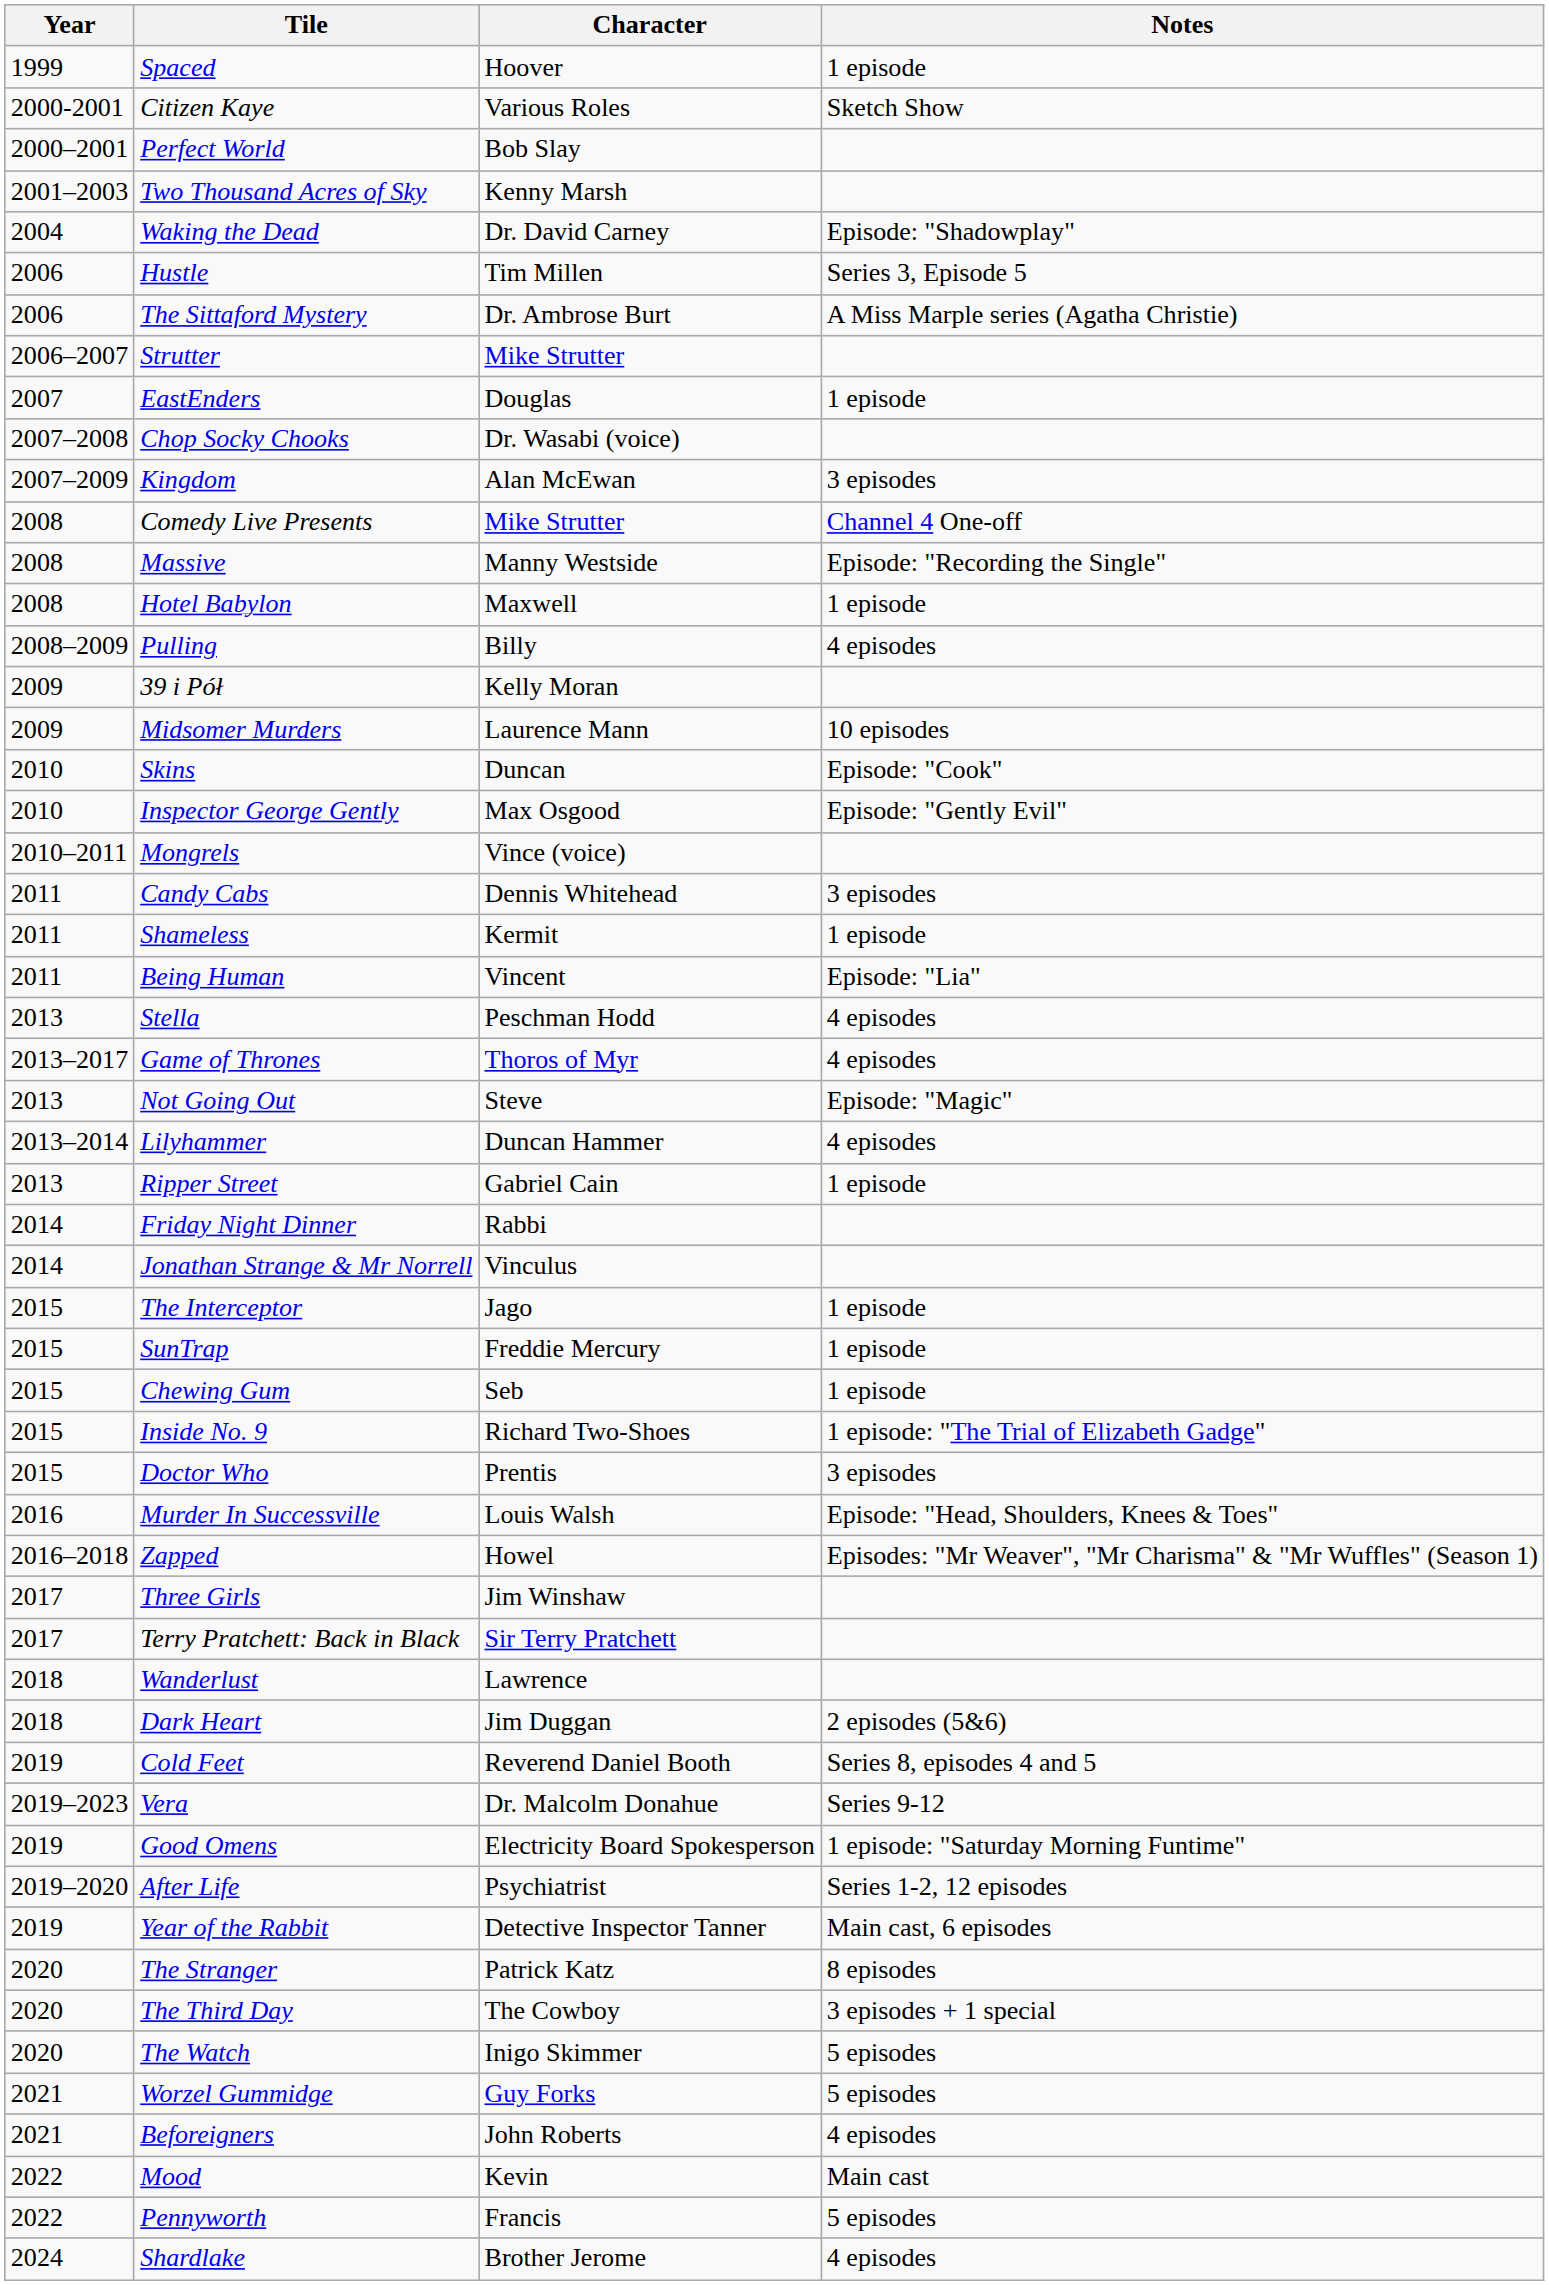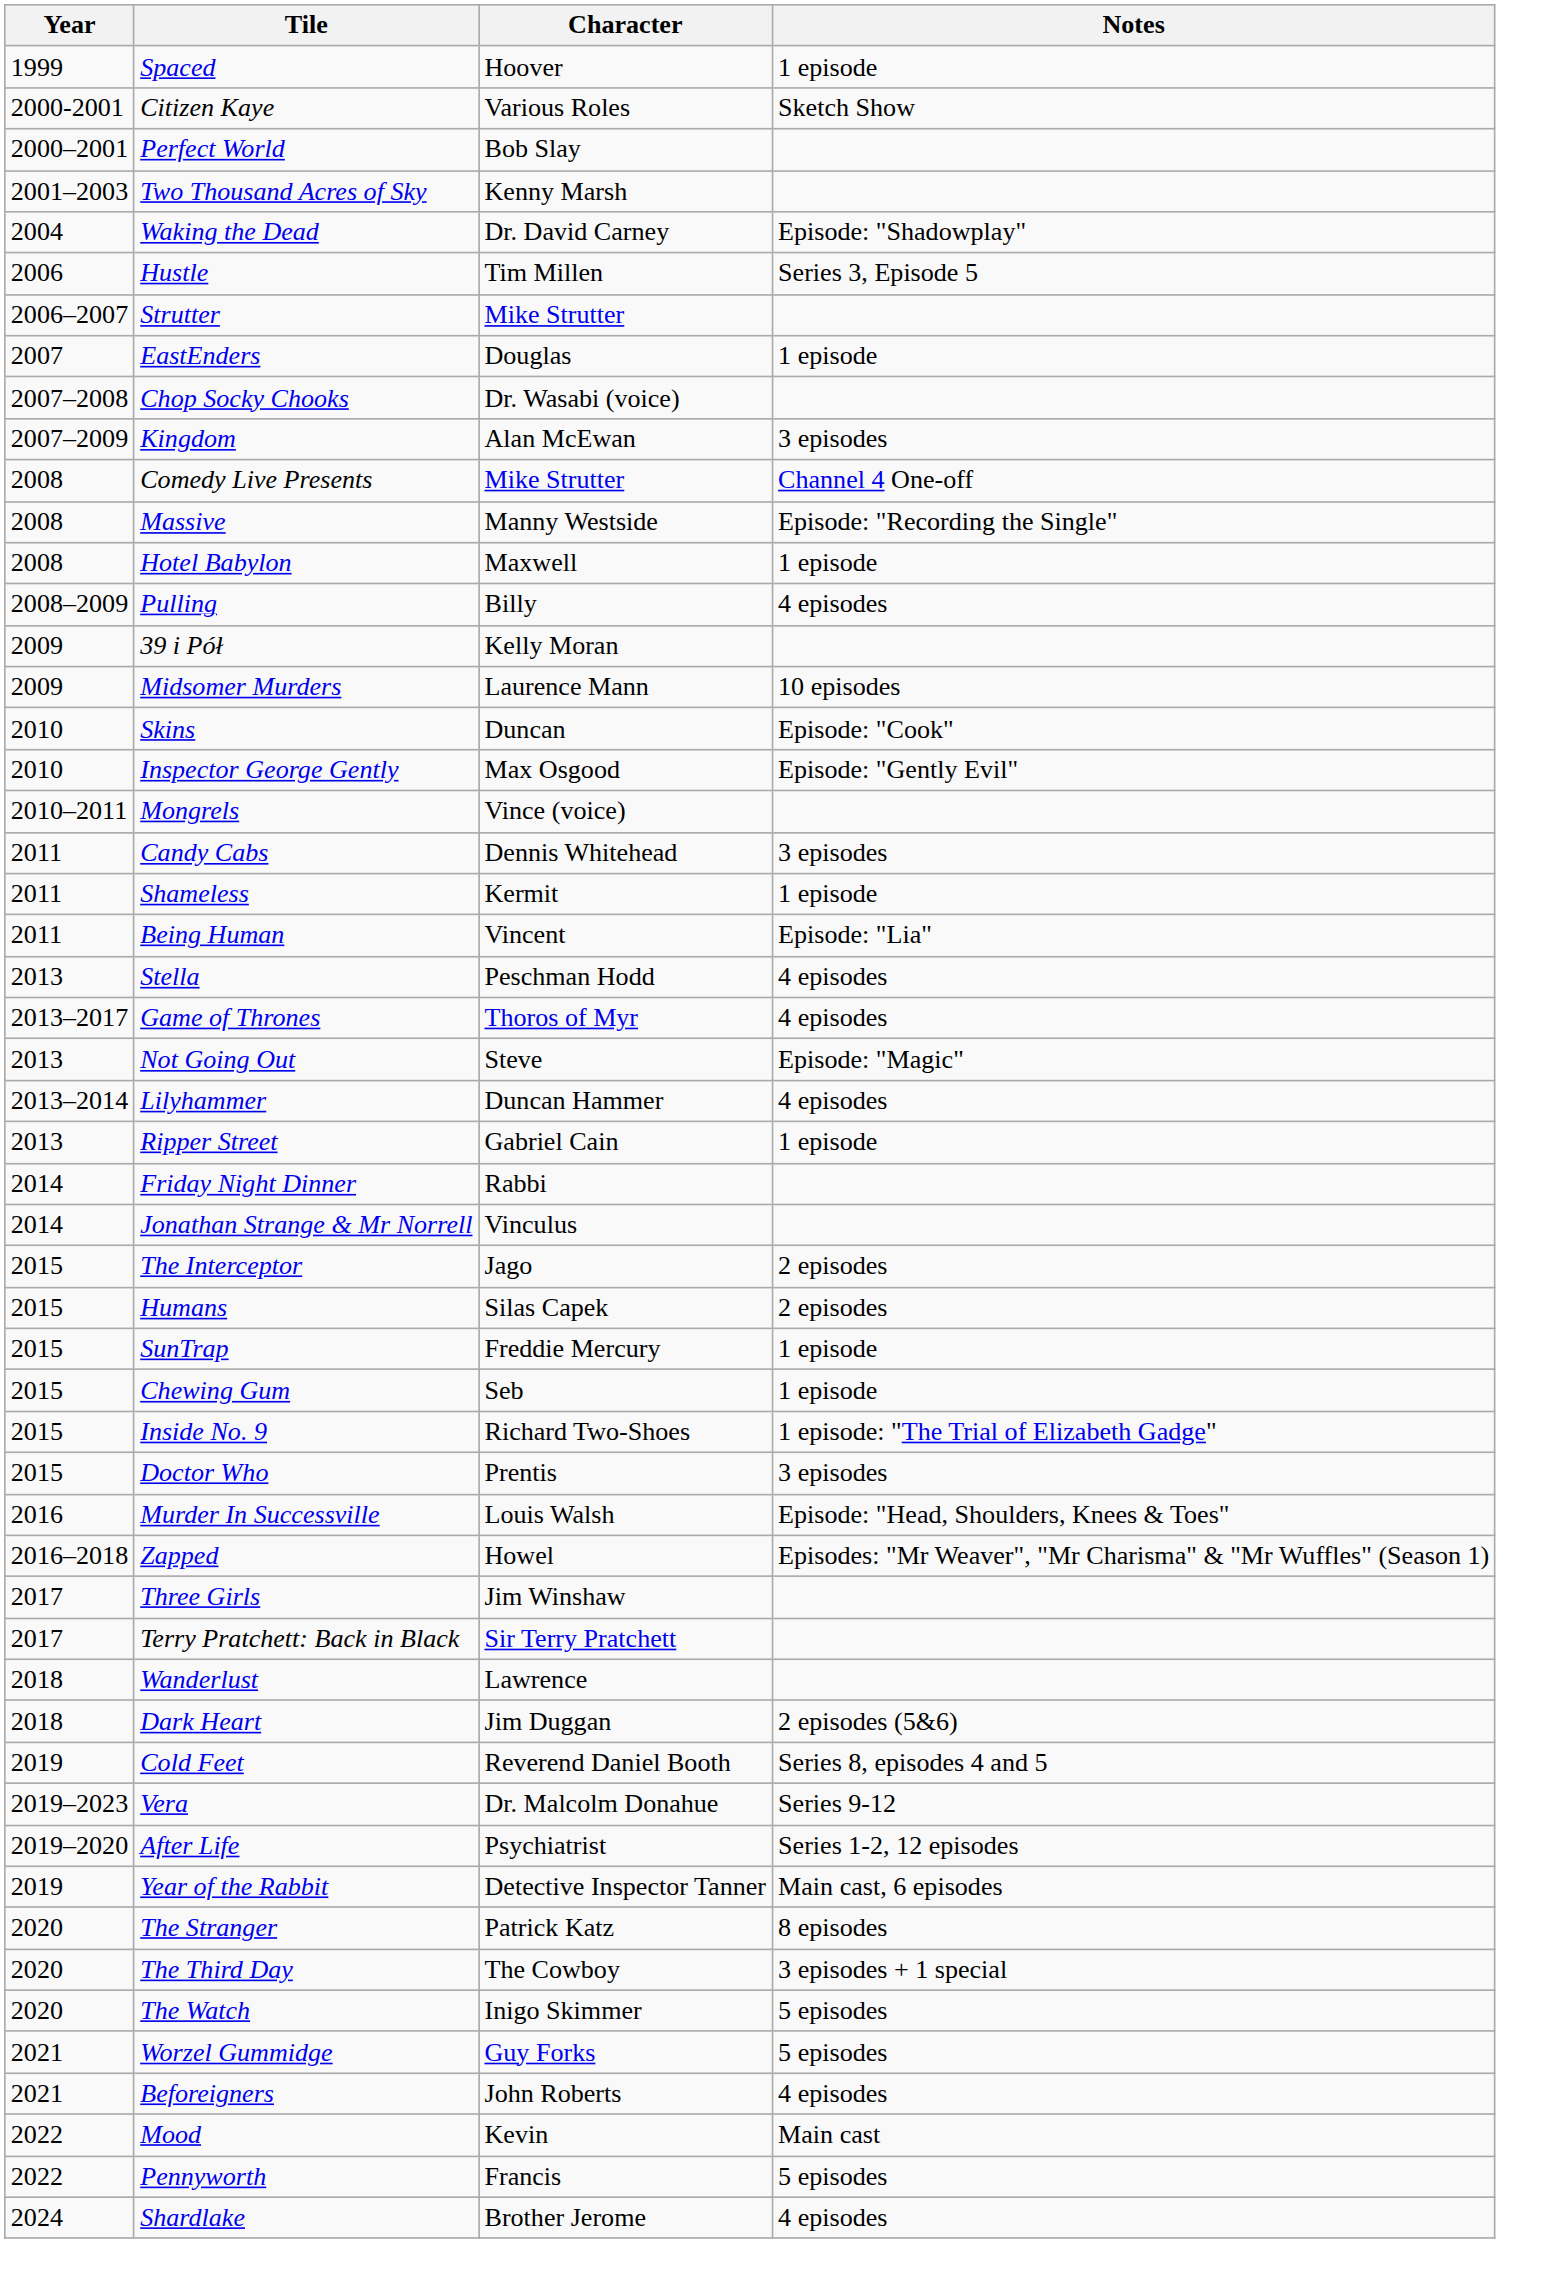- row: (253, 314)
(876, 1307) 1 episode -> (833, 1266) 2 episodes
+ row: (184, 1307)
- row: (209, 1845)
